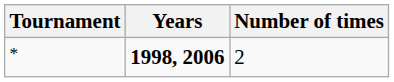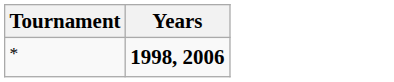- column: (309, 21)
